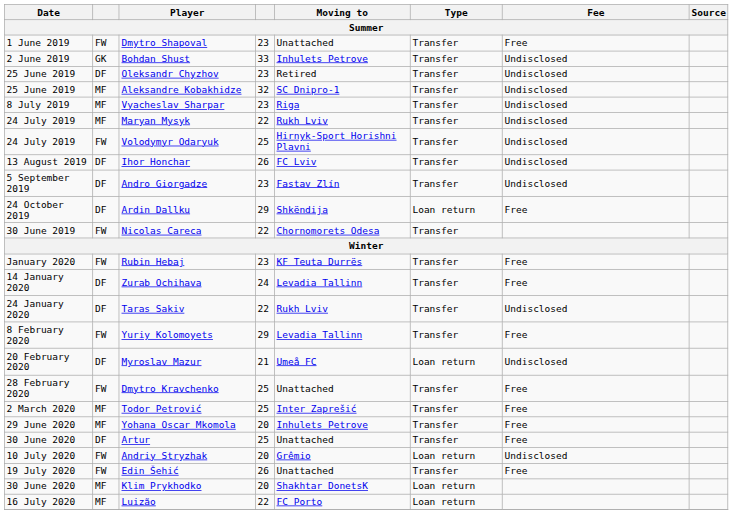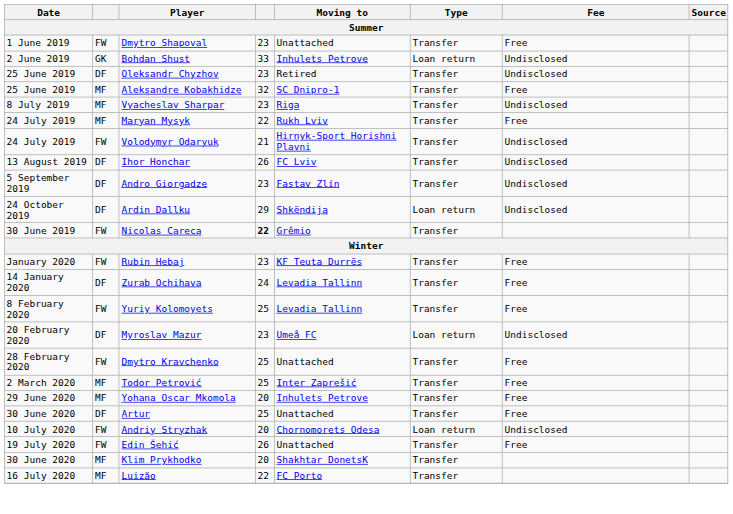(435, 58) Transfer -> (444, 58) Loan return
(536, 89) Undisclosed -> (516, 89) Free
(536, 120) Undisclosed -> (516, 120) Free
(263, 141) 25 -> (263, 141) 21
(516, 210) Free -> (536, 210) Undisclosed
(263, 231) normal -> (263, 231) bold
(328, 231) Chornomorets Odesa -> (294, 231) Grêmio
- row: (153, 309)
(263, 335) 29 -> (263, 309) 25
(263, 362) 21 -> (263, 335) 23
(294, 455) Grêmio -> (328, 429) Chornomorets Odesa
(444, 486) Loan return -> (435, 460) Transfer
(444, 502) Loan return -> (435, 475) Transfer
